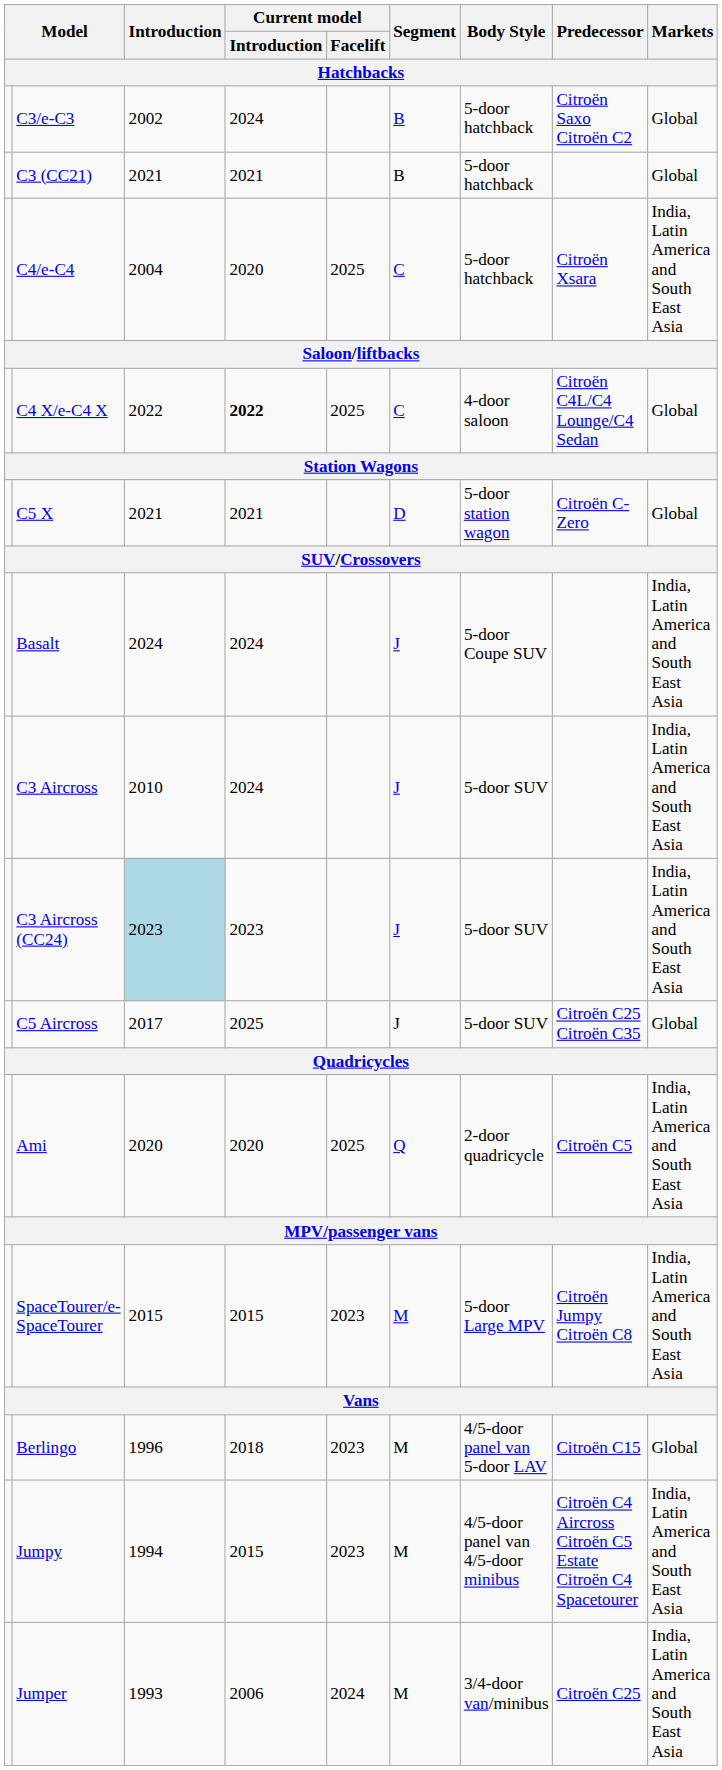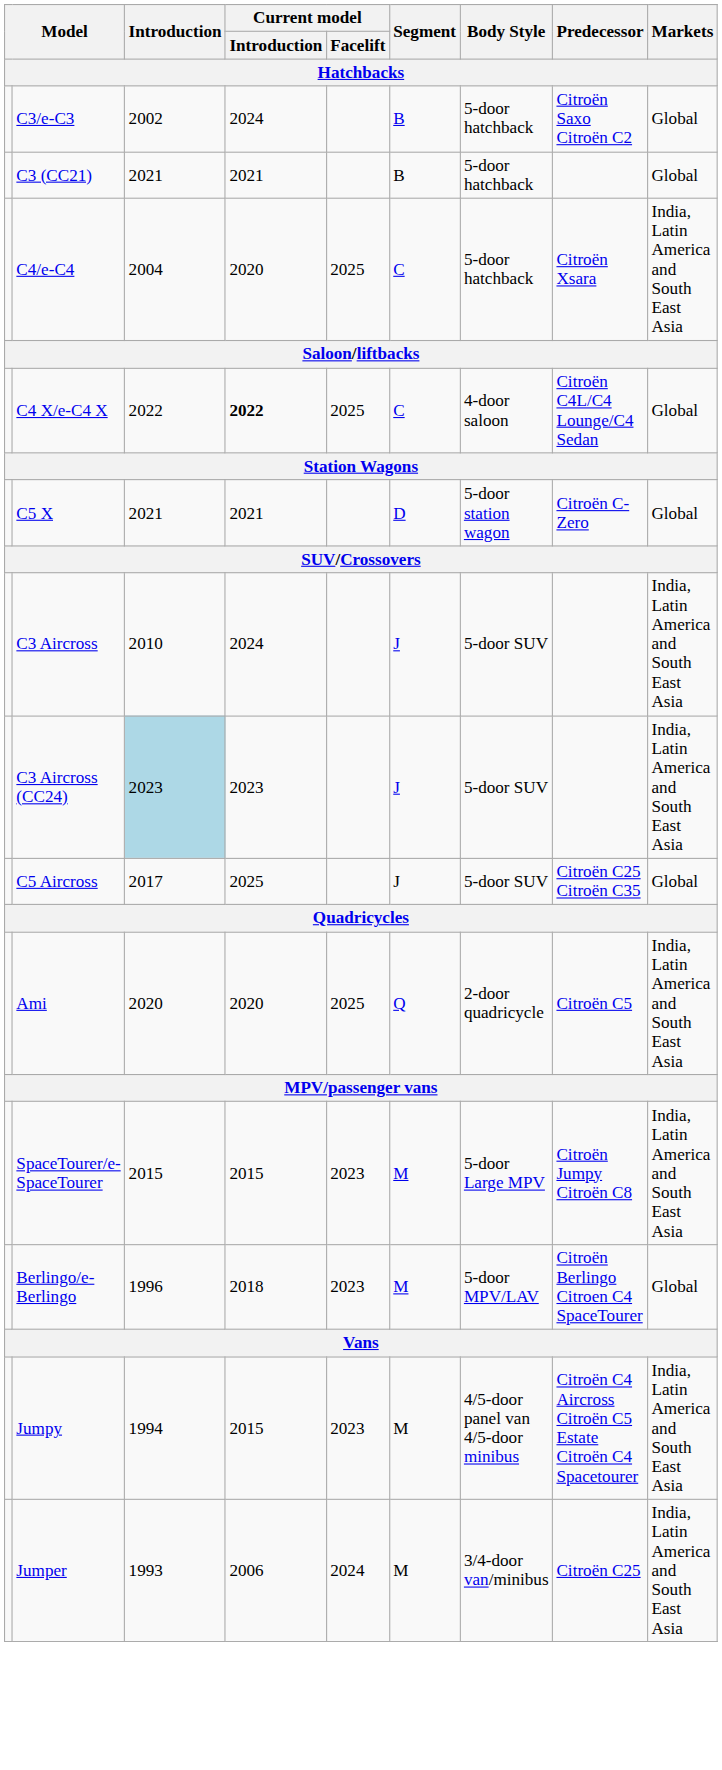- row: (38, 644)
+ row: (55, 1286)
- row: (46, 1447)
